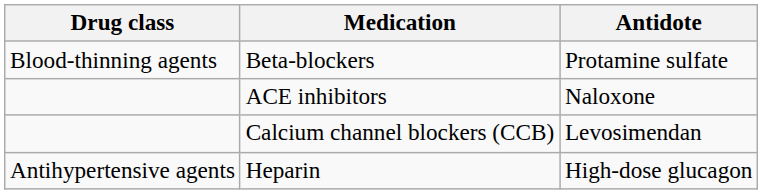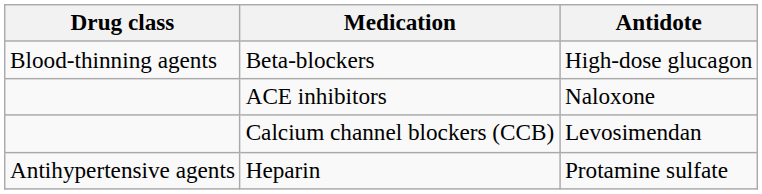(646, 59) Protamine sulfate -> (659, 59) High-dose glucagon
(659, 170) High-dose glucagon -> (646, 170) Protamine sulfate
